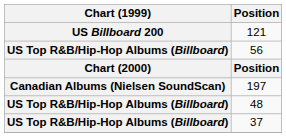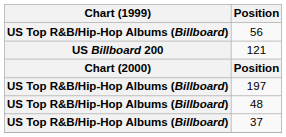rows swapped: (256, 31) <-> (256, 50)
(118, 86) Canadian Albums (Nielsen SoundScan) -> (118, 86) US Top R&B/Hip-Hop Albums (Billboard)
